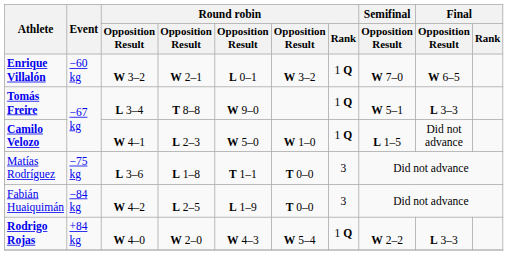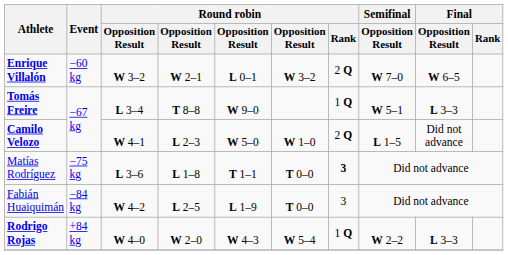(343, 70) 1 Q -> (343, 70) 2 Q
(343, 136) 1 Q -> (343, 136) 2 Q
(343, 168) normal -> (343, 168) bold
